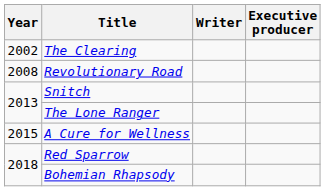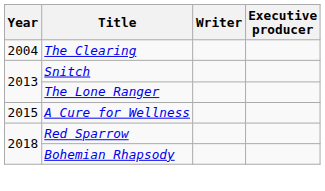(23, 50) 2002 -> (23, 50) 2004
- row: (113, 71)
